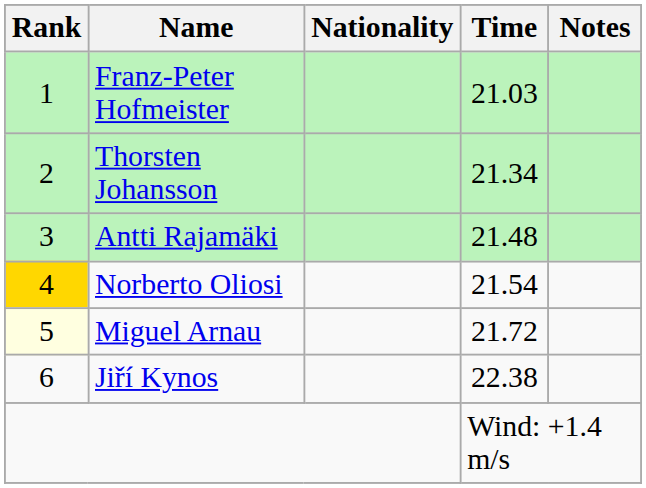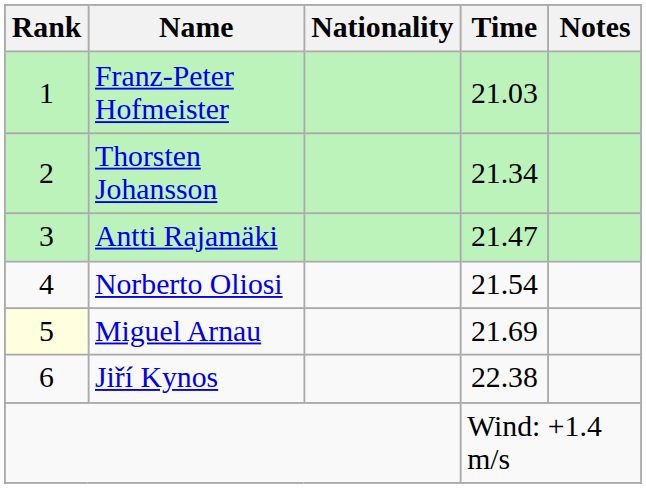(504, 236) 21.48 -> (504, 236) 21.47
(47, 283) gold background -> (47, 283) no background
(504, 331) 21.72 -> (504, 331) 21.69
